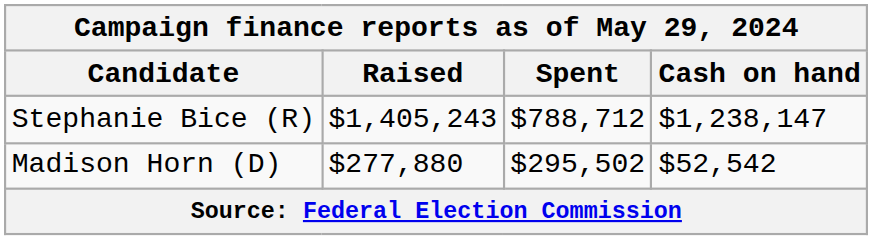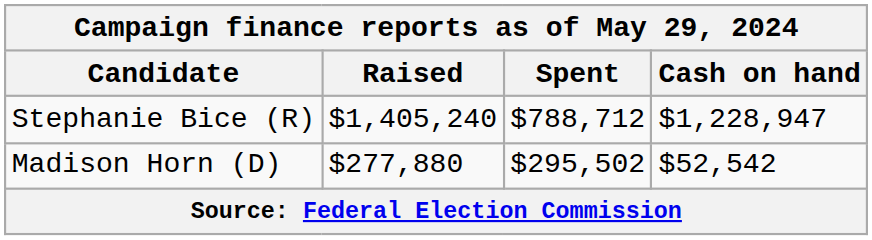(413, 119) $1,405,243 -> (413, 119) $1,405,240
(743, 119) $1,238,147 -> (743, 119) $1,228,947
